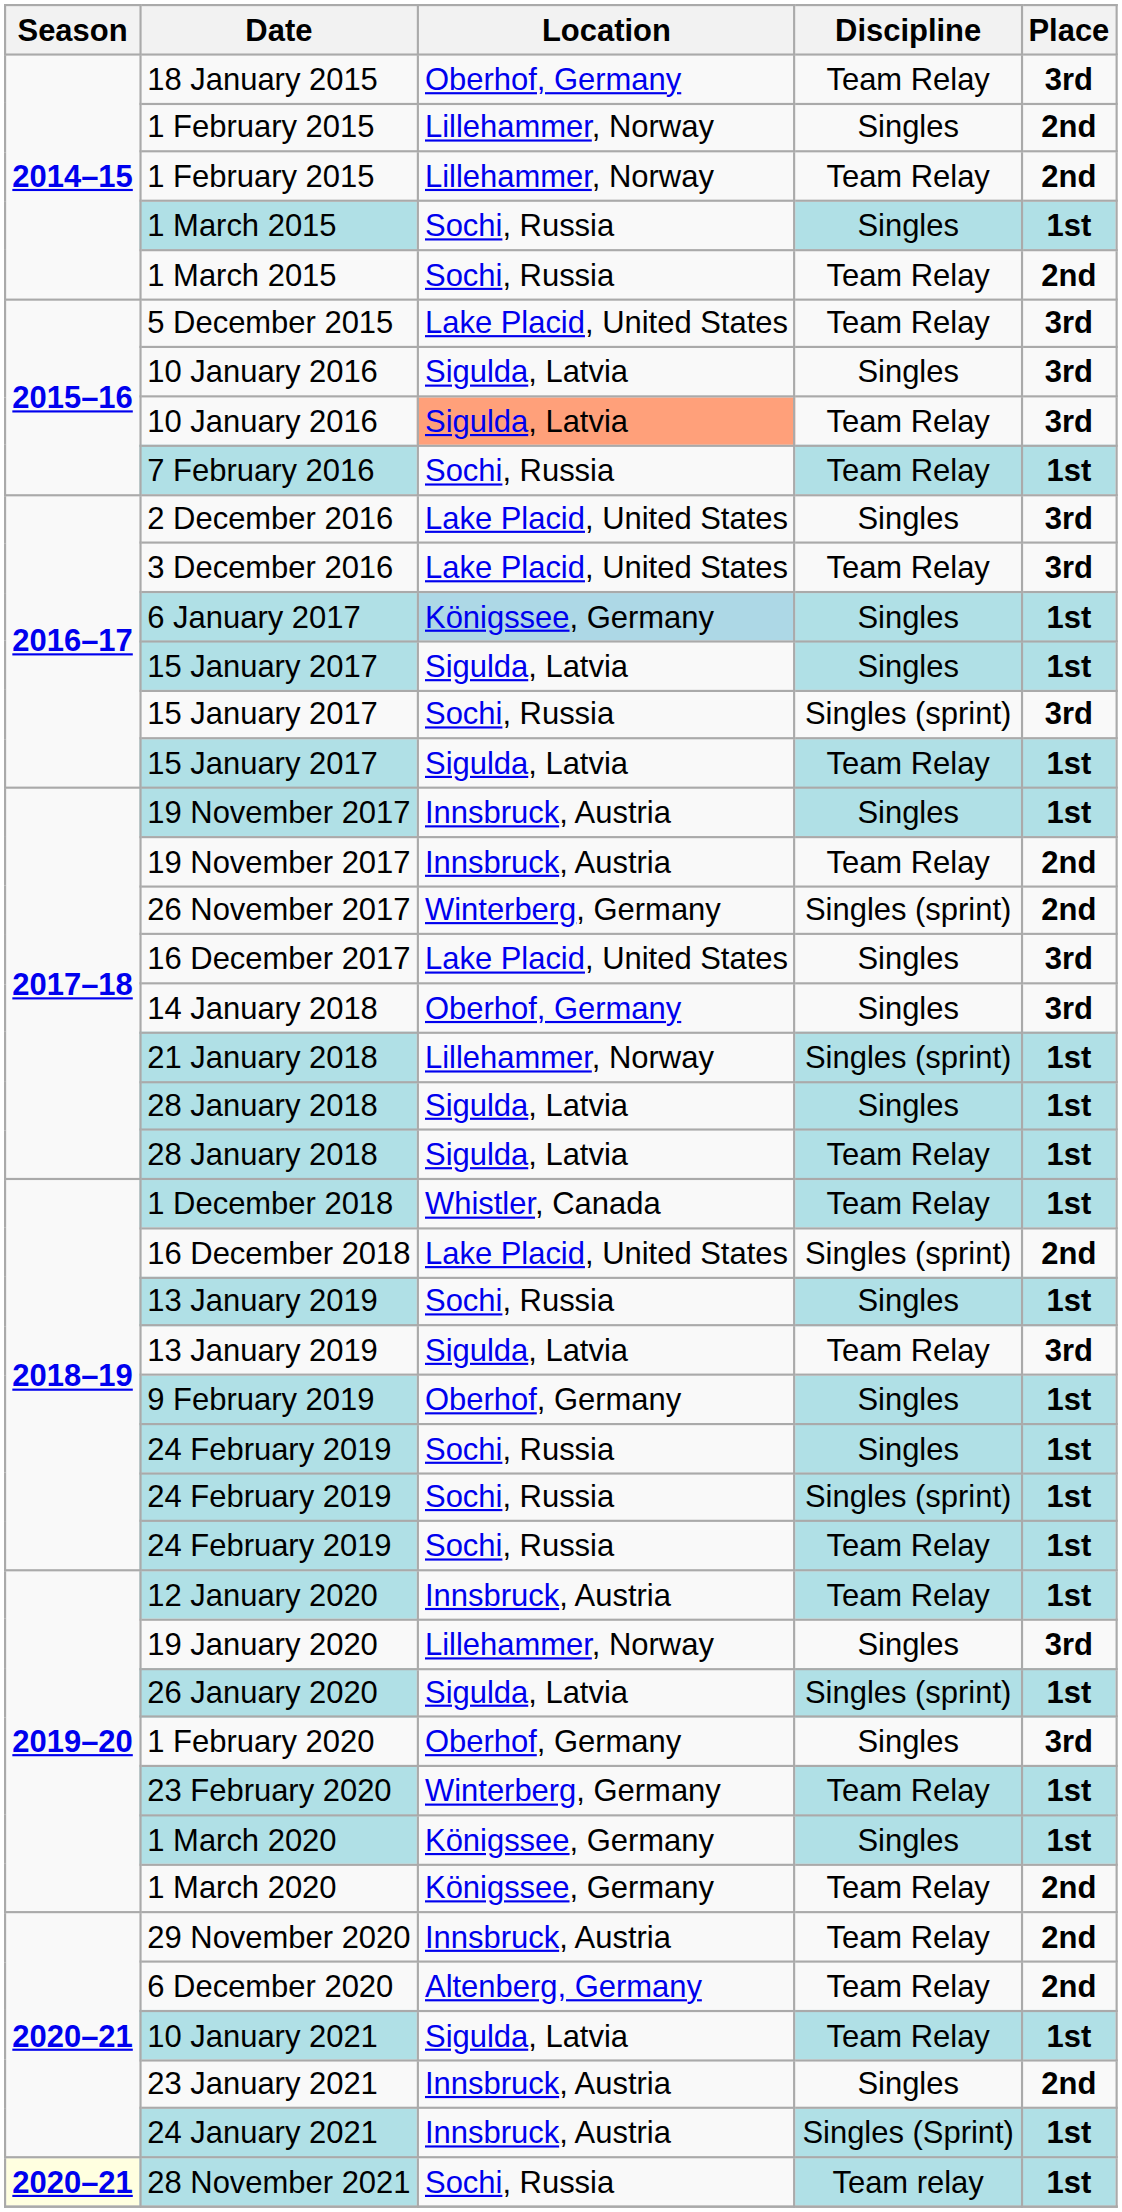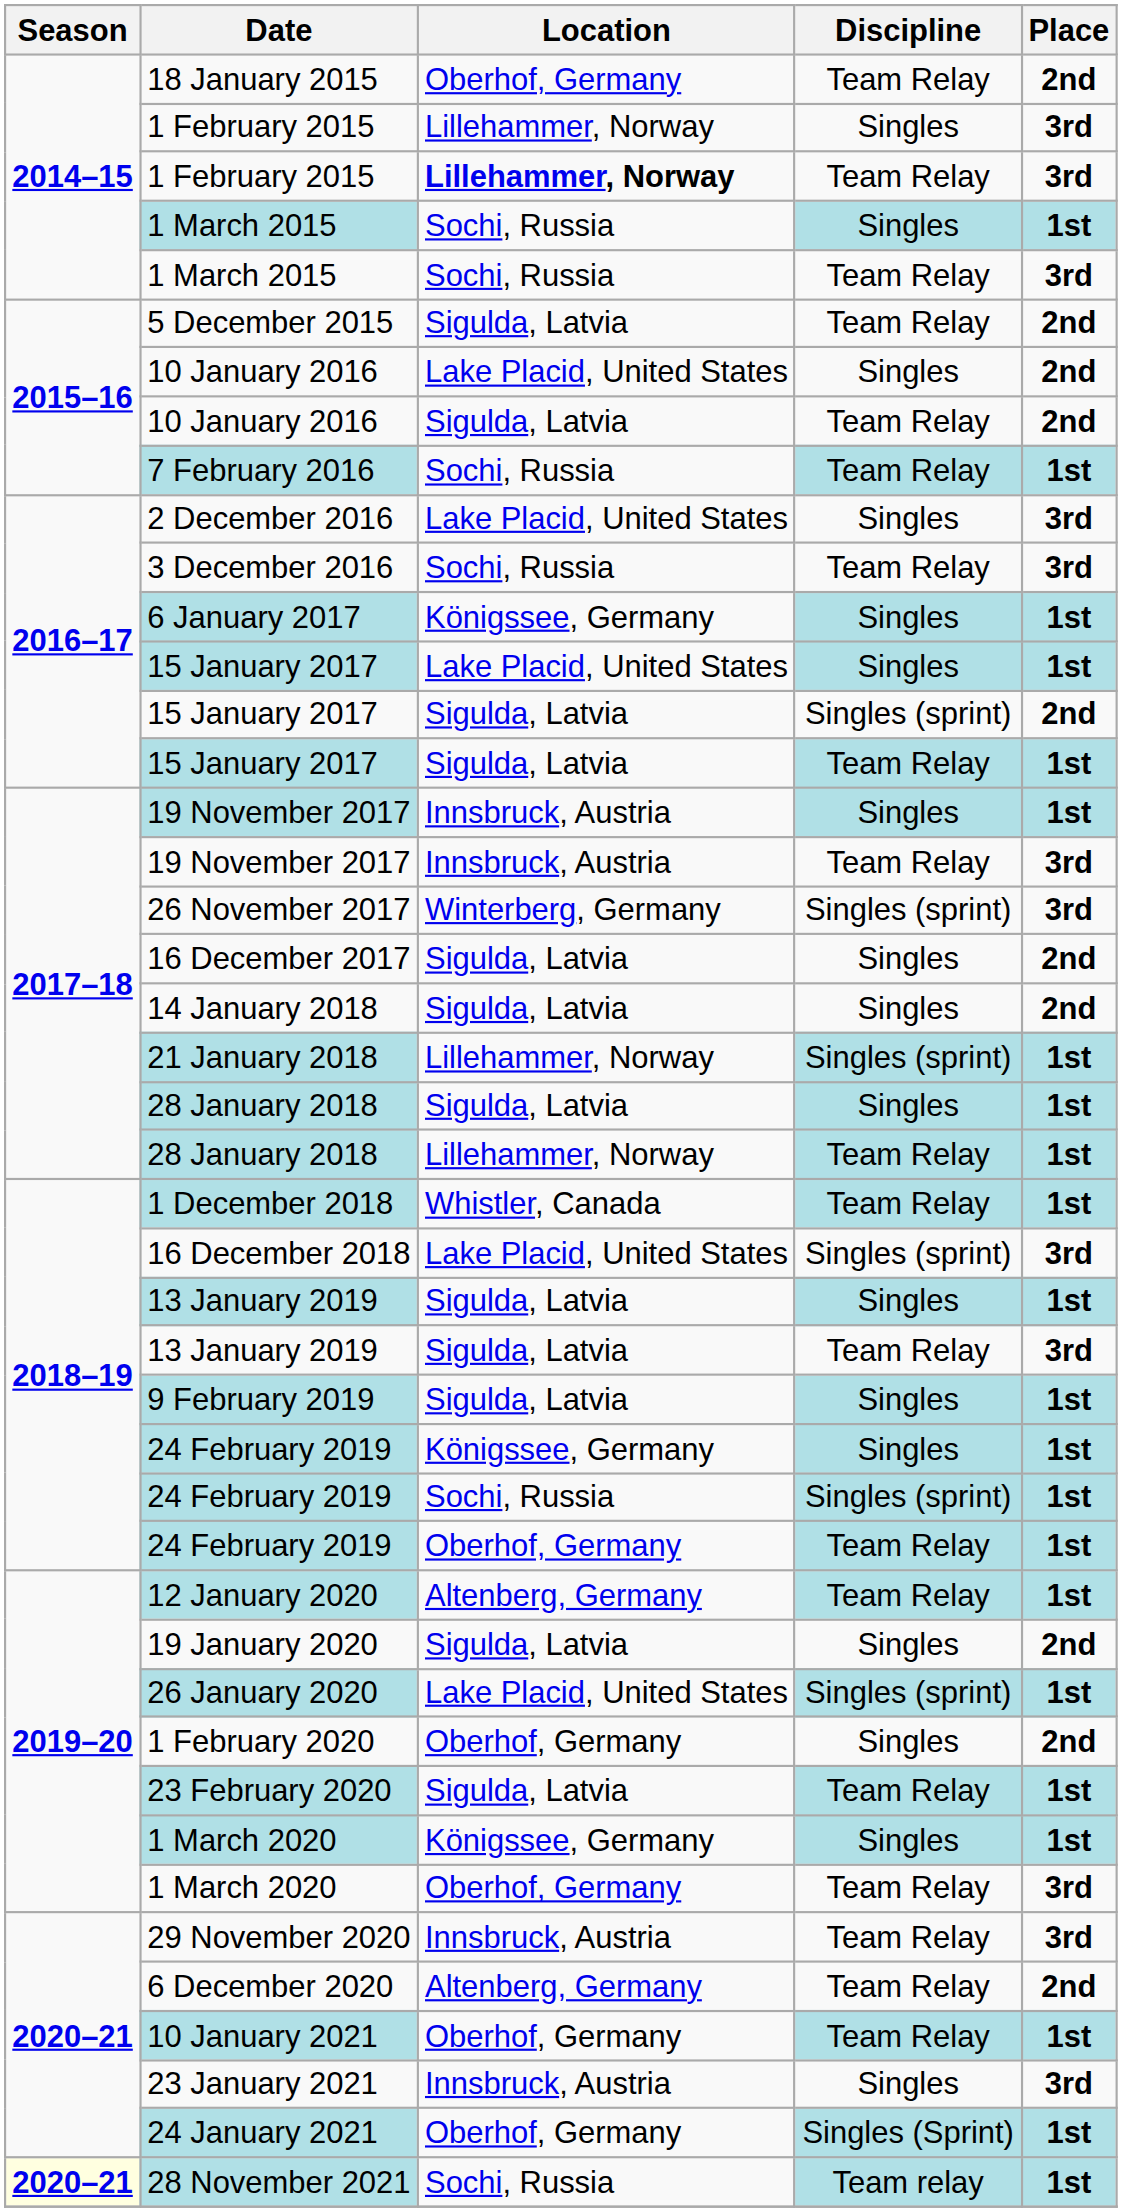(1069, 79) 3rd -> (1069, 79) 2nd
(1069, 128) 2nd -> (1069, 128) 3rd
(569, 177) normal -> (580, 177) bold
(1069, 177) 2nd -> (1069, 177) 3rd
(1069, 274) 2nd -> (1069, 274) 3rd
(606, 323) Lake Placid, United States -> (527, 323) Sigulda, Latvia
(1069, 323) 3rd -> (1069, 323) 2nd
(527, 372) Sigulda, Latvia -> (606, 372) Lake Placid, United States
(1069, 372) 3rd -> (1069, 372) 2nd
(527, 421) lightsalmon background -> (527, 421) no background
(1069, 421) 3rd -> (1069, 421) 2nd
(606, 568) Lake Placid, United States -> (520, 568) Sochi, Russia
(569, 617) lightblue background -> (569, 617) no background
(527, 666) Sigulda, Latvia -> (606, 666) Lake Placid, United States
(520, 715) Sochi, Russia -> (527, 715) Sigulda, Latvia
(1069, 715) 3rd -> (1069, 715) 2nd
(1069, 861) 2nd -> (1069, 861) 3rd
(1069, 910) 2nd -> (1069, 910) 3rd
(606, 959) Lake Placid, United States -> (527, 959) Sigulda, Latvia
(1069, 959) 3rd -> (1069, 959) 2nd
(553, 1008) Oberhof, Germany -> (527, 1008) Sigulda, Latvia
(1069, 1008) 3rd -> (1069, 1008) 2nd
(527, 1155) Sigulda, Latvia -> (569, 1155) Lillehammer, Norway
(1069, 1253) 2nd -> (1069, 1253) 3rd
(520, 1302) Sochi, Russia -> (527, 1302) Sigulda, Latvia
(553, 1399) Oberhof, Germany -> (527, 1399) Sigulda, Latvia
(520, 1448) Sochi, Russia -> (569, 1448) Königssee, Germany
(520, 1546) Sochi, Russia -> (553, 1546) Oberhof, Germany
(548, 1595) Innsbruck, Austria -> (563, 1595) Altenberg, Germany
(569, 1644) Lillehammer, Norway -> (527, 1644) Sigulda, Latvia
(1069, 1644) 3rd -> (1069, 1644) 2nd
(527, 1693) Sigulda, Latvia -> (606, 1693) Lake Placid, United States
(1069, 1742) 3rd -> (1069, 1742) 2nd
(573, 1791) Winterberg, Germany -> (527, 1791) Sigulda, Latvia
(569, 1889) Königssee, Germany -> (553, 1889) Oberhof, Germany
(1069, 1889) 2nd -> (1069, 1889) 3rd
(1069, 1938) 2nd -> (1069, 1938) 3rd
(527, 2035) Sigulda, Latvia -> (553, 2035) Oberhof, Germany
(1069, 2084) 2nd -> (1069, 2084) 3rd
(548, 2133) Innsbruck, Austria -> (553, 2133) Oberhof, Germany
